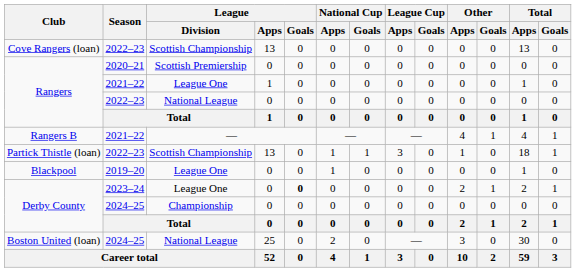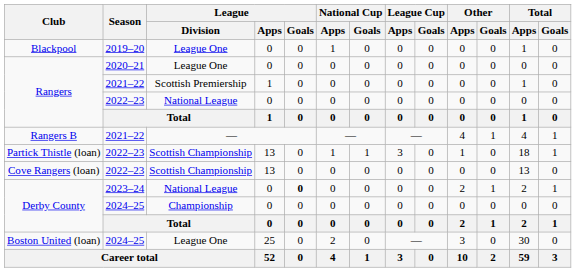rows swapped: (54, 170) <-> (54, 48)
(201, 65) Scottish Premiership -> (201, 65) League One
(201, 83) League One -> (201, 83) Scottish Premiership
(201, 188) League One -> (201, 188) National League
(201, 240) National League -> (201, 240) League One
